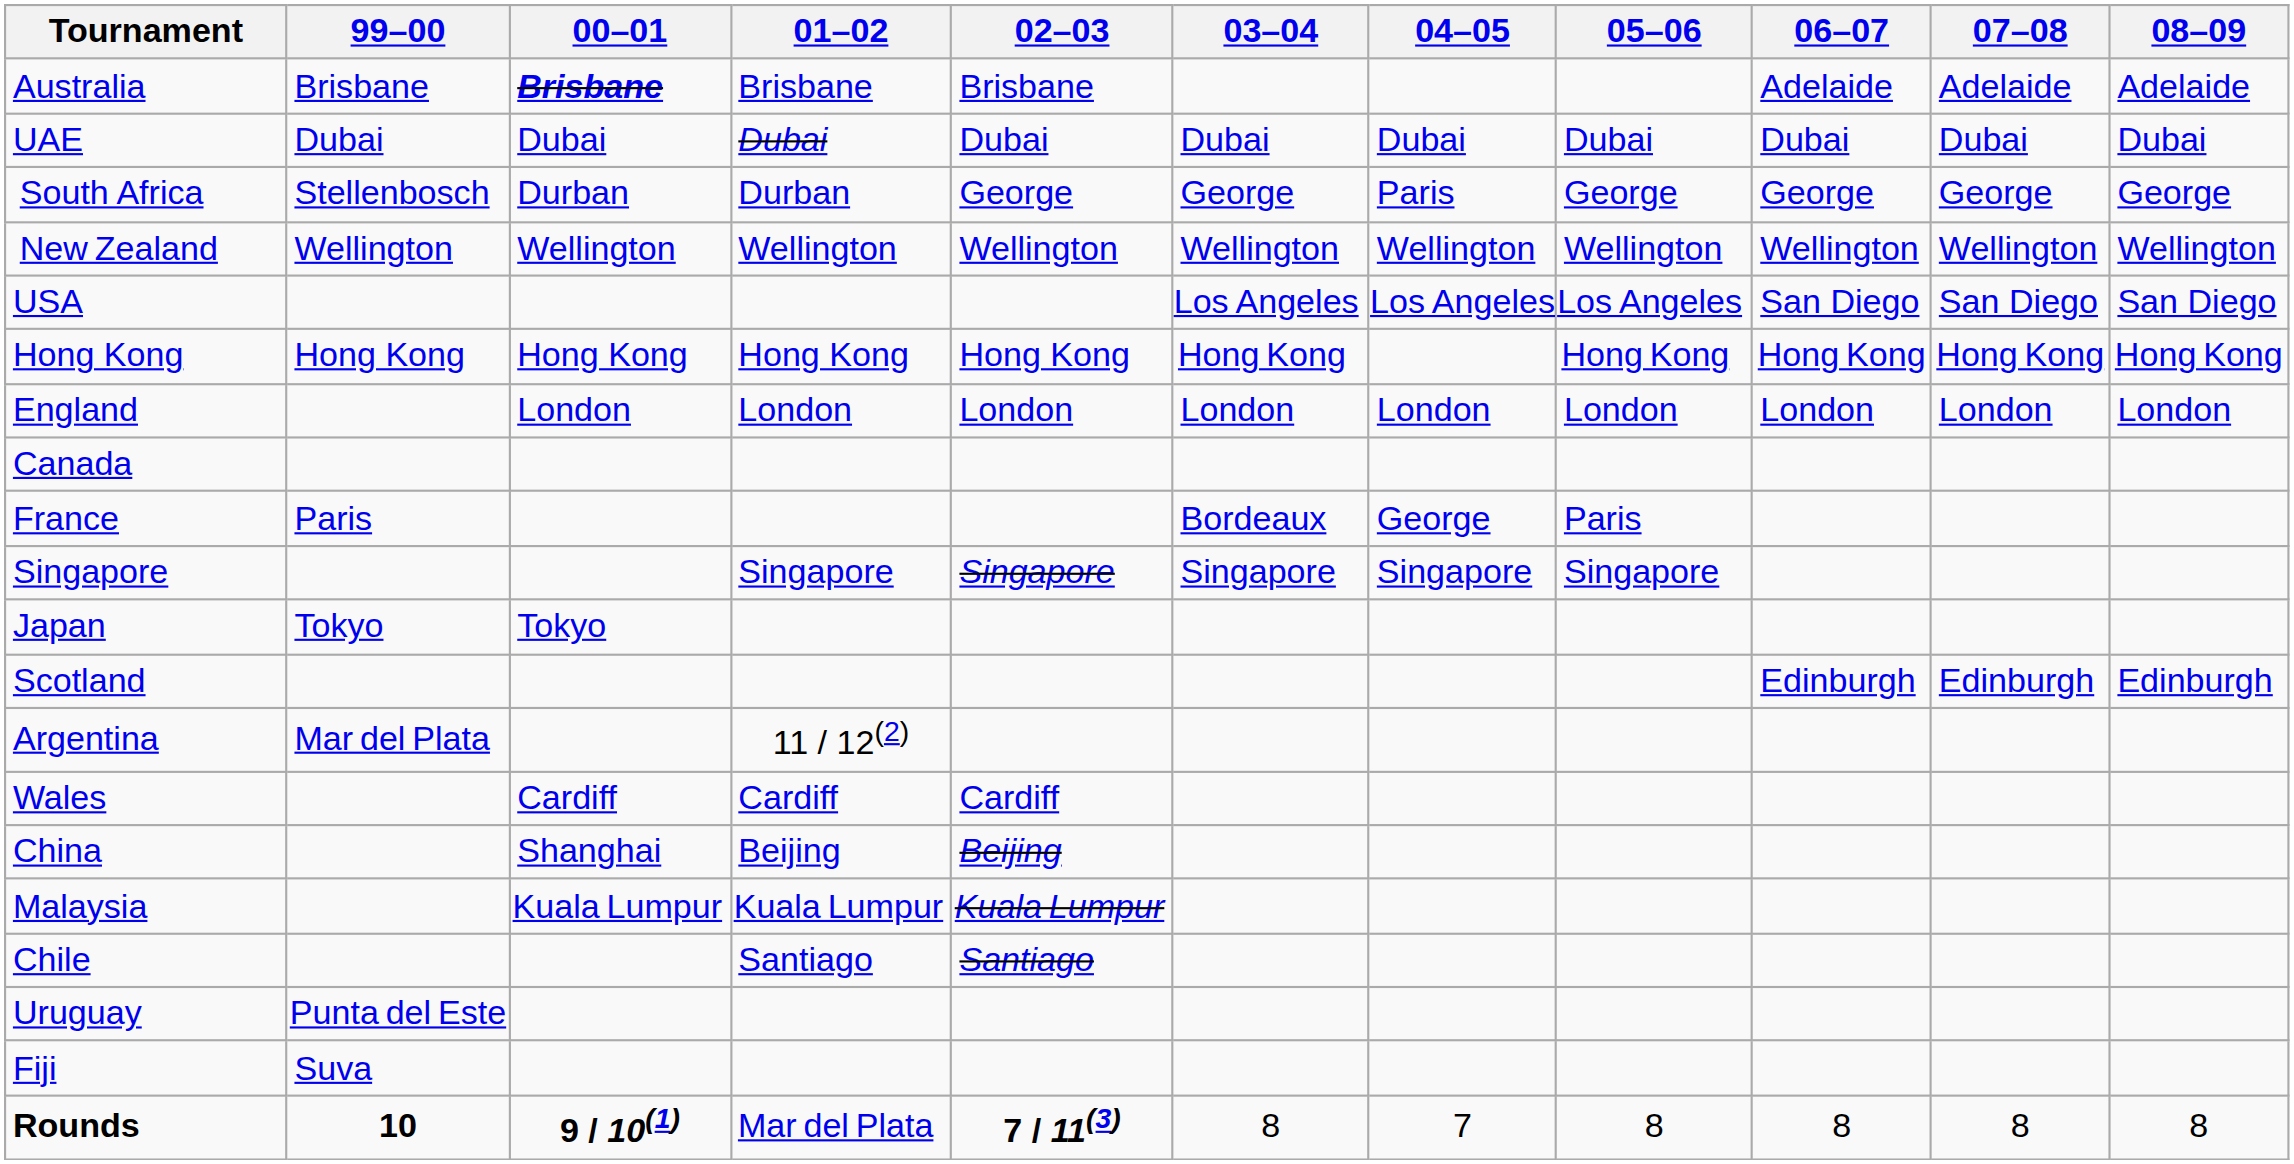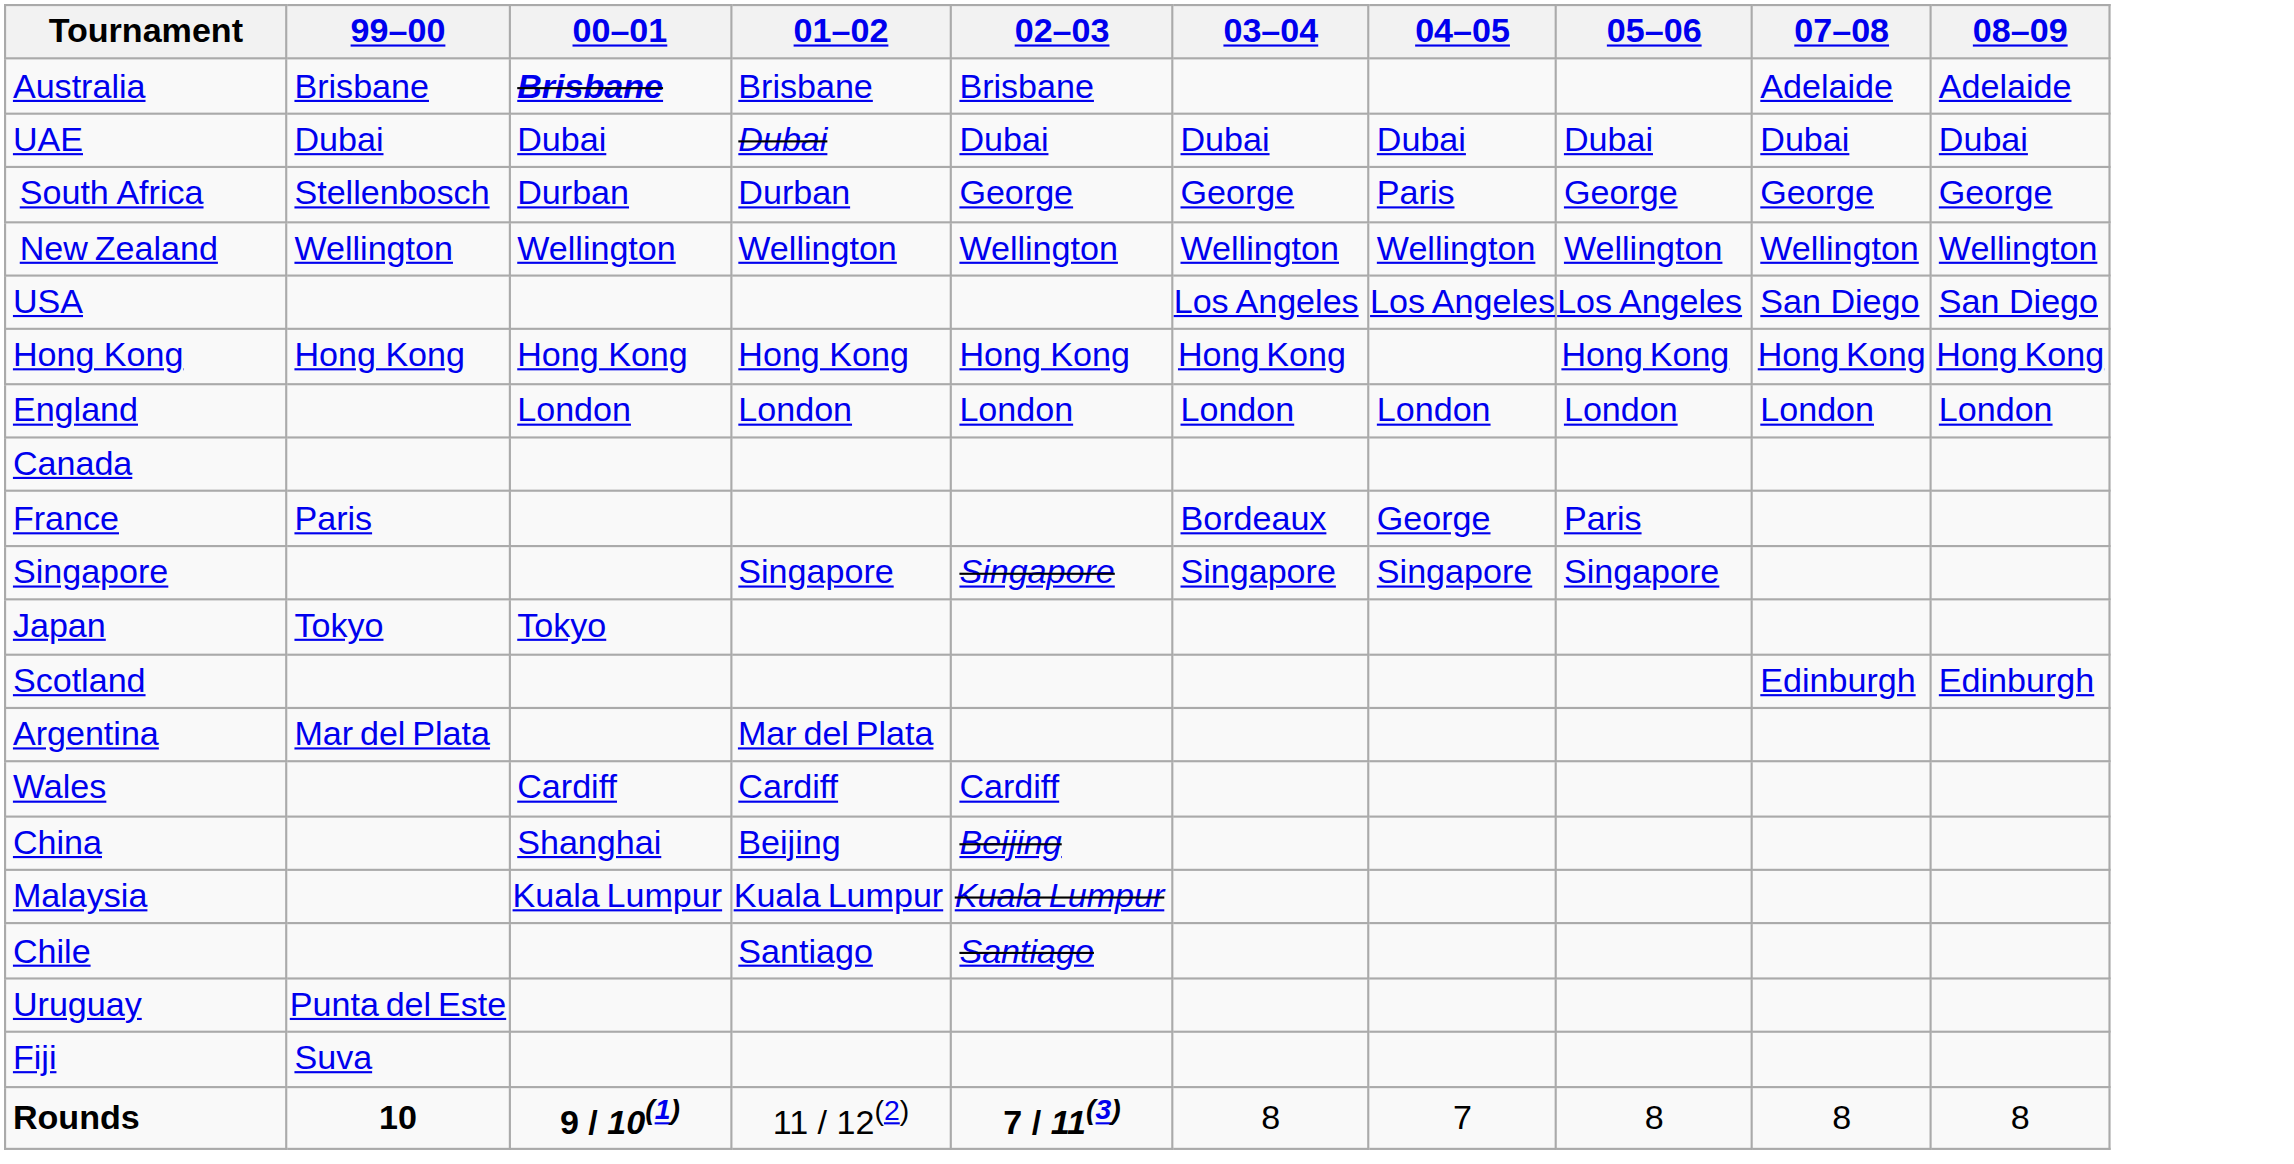- column: (1842, 31)
(841, 738) 11 / 12(2) -> (836, 734) Mar del Plata
(836, 1126) Mar del Plata -> (841, 1117) 11 / 12(2)
